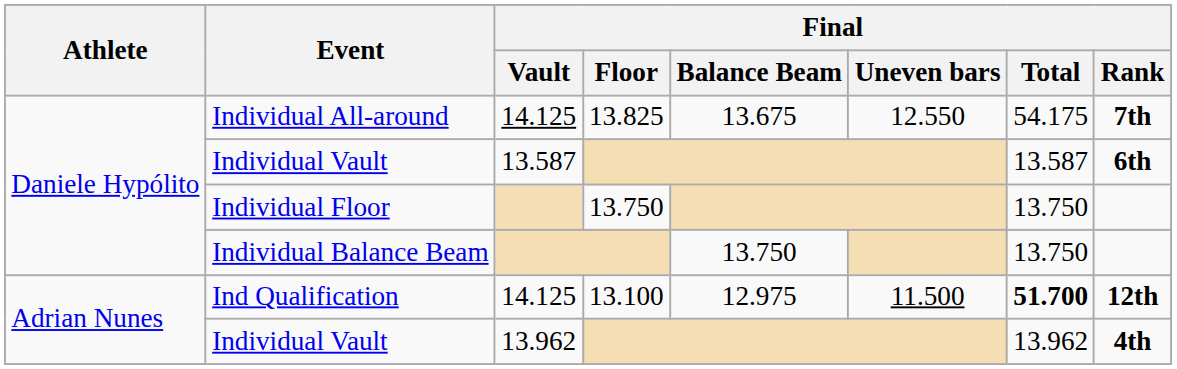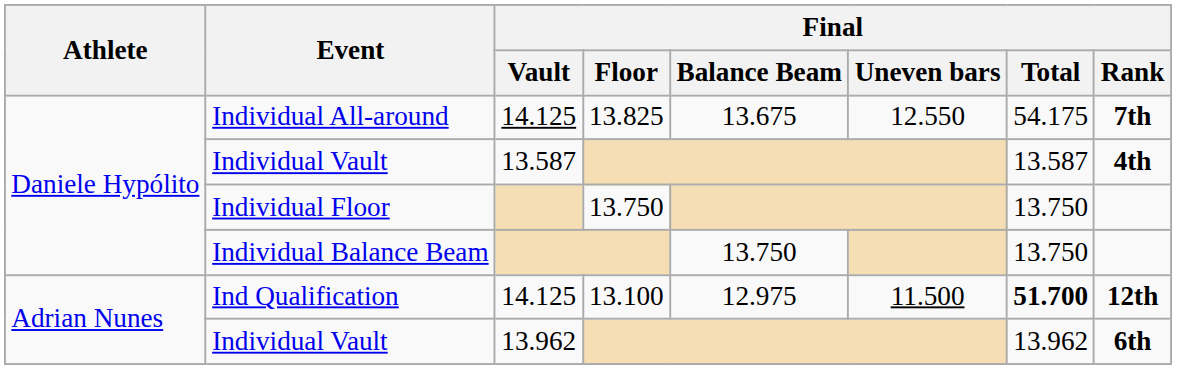(1133, 161) 6th -> (1133, 161) 4th
(1133, 341) 4th -> (1133, 341) 6th
